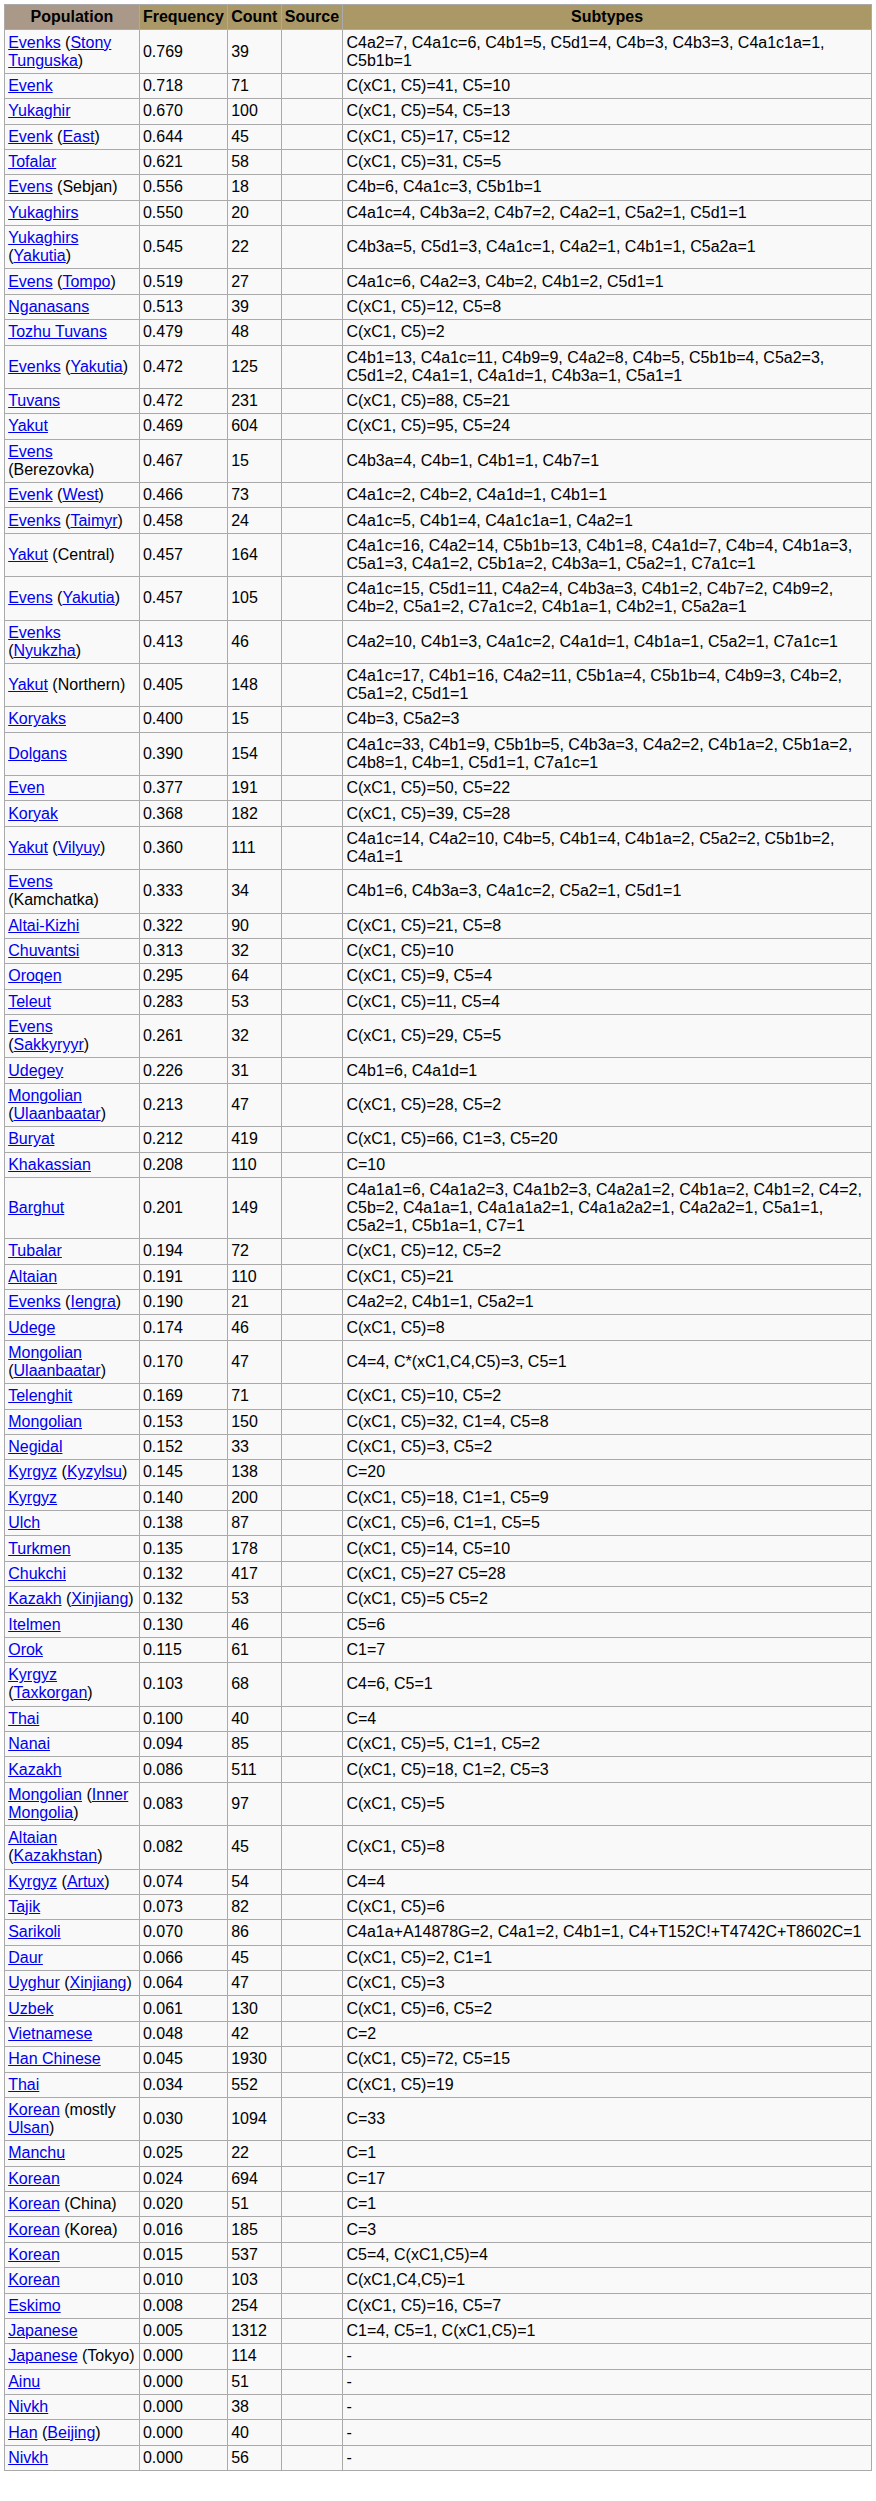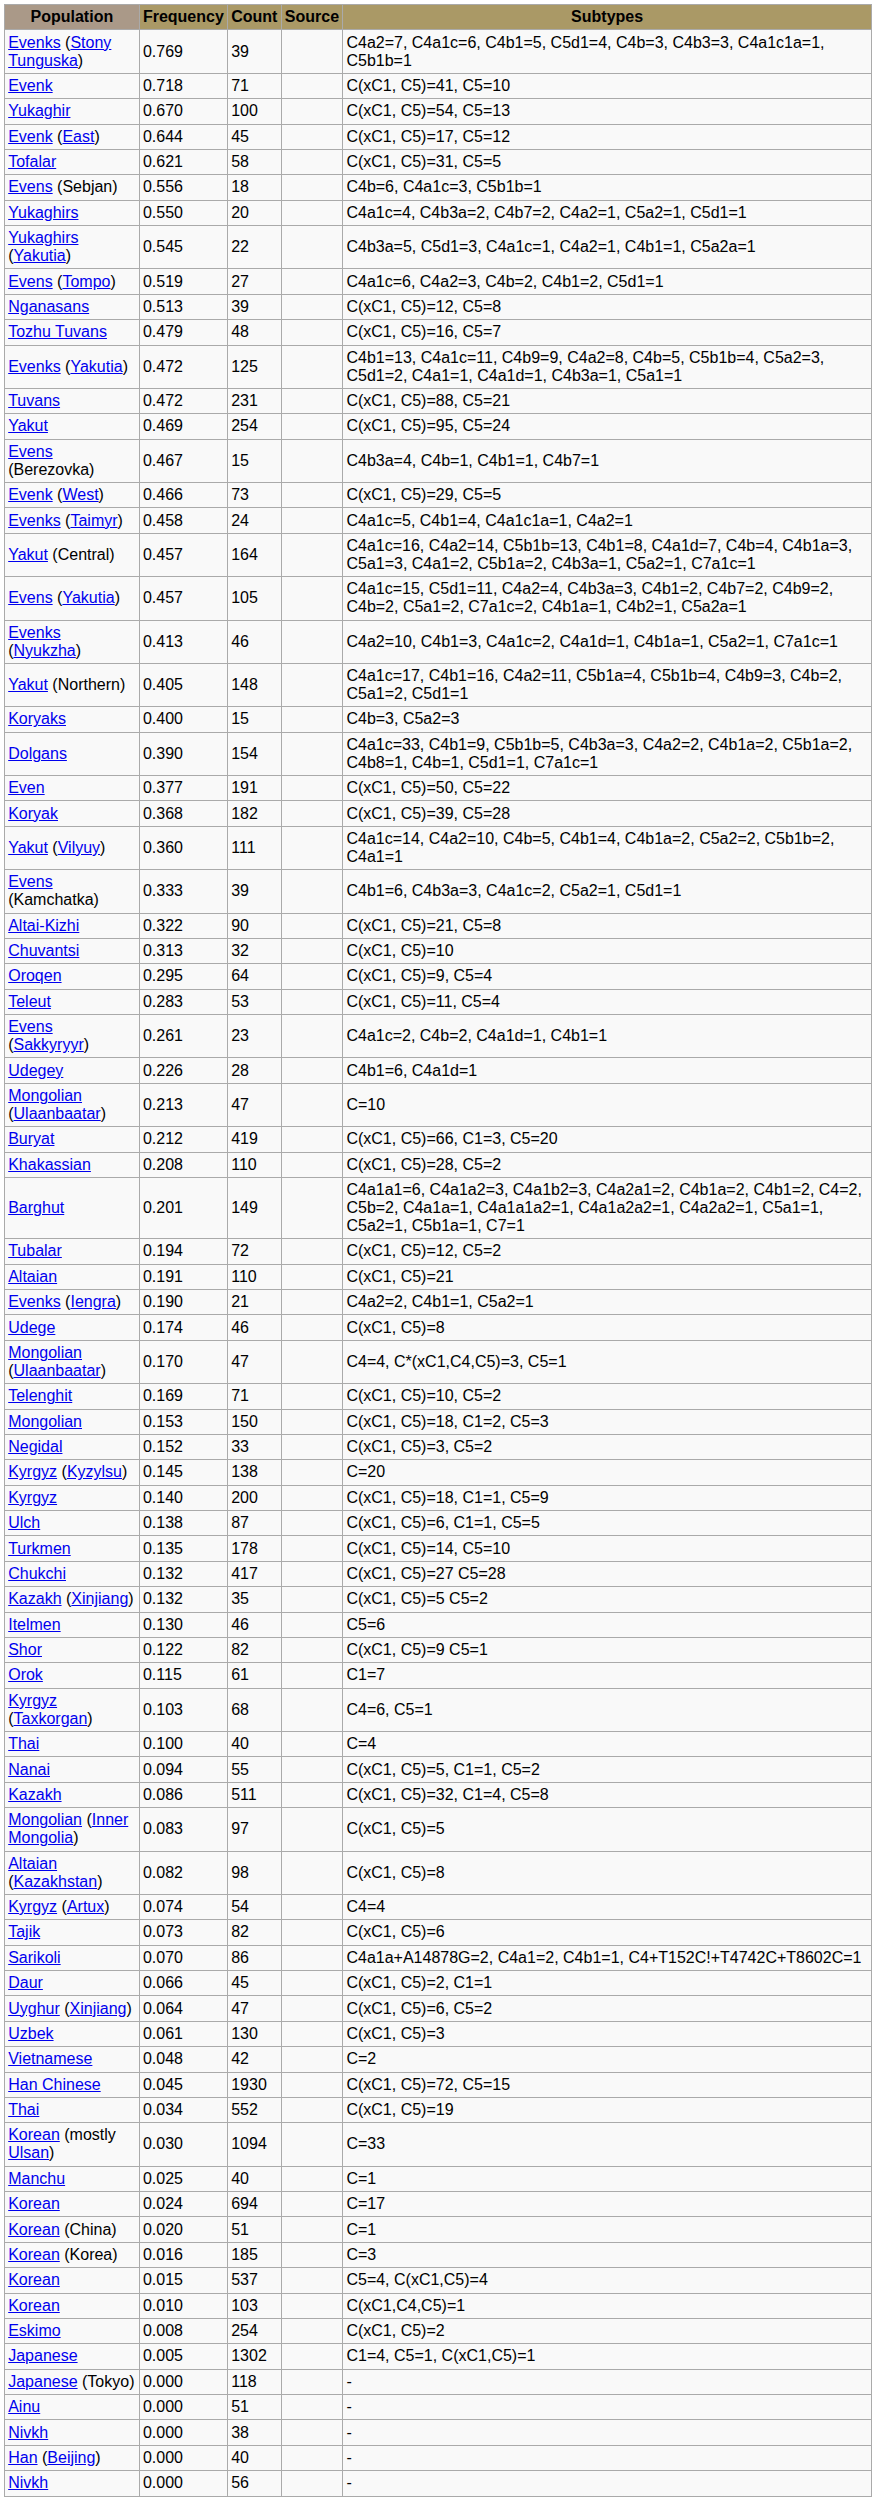(396, 332) C(xC1, C5)=2 -> (424, 332) C(xC1, C5)=16, C5=7
(245, 426) 604 -> (245, 426) 254
(477, 495) C4a1c=2, C4b=2, C4a1d=1, C4b1=1 -> (424, 495) C(xC1, C5)=29, C5=5
(240, 891) 34 -> (240, 891) 39
(240, 1036) 32 -> (240, 1036) 23
(424, 1036) C(xC1, C5)=29, C5=5 -> (477, 1036) C4a1c=2, C4b=2, C4a1d=1, C4b1=1
(240, 1070) 31 -> (240, 1070) 28
(424, 1104) C(xC1, C5)=28, C5=2 -> (366, 1104) C=10
(366, 1164) C=10 -> (424, 1164) C(xC1, C5)=28, C5=2
(448, 1421) C(xC1, C5)=32, C1=4, C5=8 -> (448, 1421) C(xC1, C5)=18, C1=2, C5=3
(240, 1599) 53 -> (240, 1599) 35
+ row: (25, 1650)
(240, 1744) 85 -> (240, 1769) 55
(448, 1769) C(xC1, C5)=18, C1=2, C5=3 -> (448, 1794) C(xC1, C5)=32, C1=4, C5=8
(240, 1847) 45 -> (240, 1872) 98
(396, 1983) C(xC1, C5)=3 -> (419, 2008) C(xC1, C5)=6, C5=2
(419, 2008) C(xC1, C5)=6, C5=2 -> (396, 2033) C(xC1, C5)=3
(240, 2153) 22 -> (240, 2178) 40
(424, 2305) C(xC1, C5)=16, C5=7 -> (396, 2331) C(xC1, C5)=2
(249, 2331) 1312 -> (249, 2356) 1302
(244, 2356) 114 -> (244, 2381) 118
